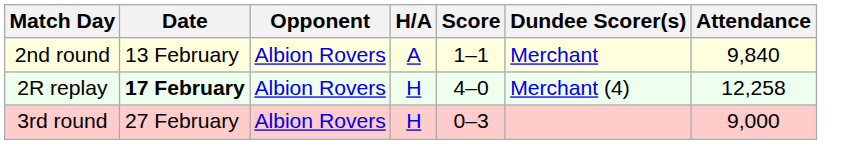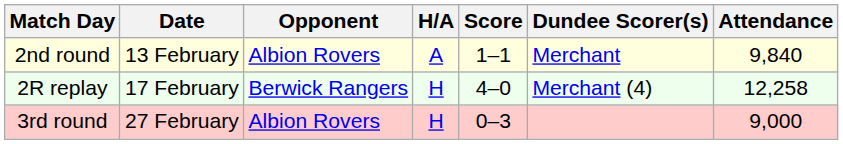(185, 88) bold -> (182, 88) normal
(320, 88) Albion Rovers -> (328, 88) Berwick Rangers
